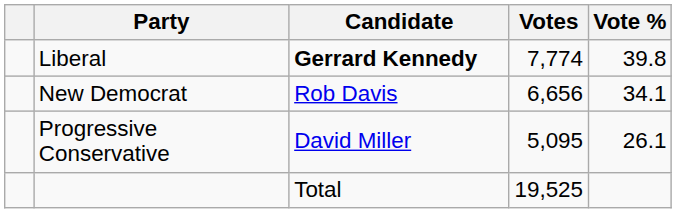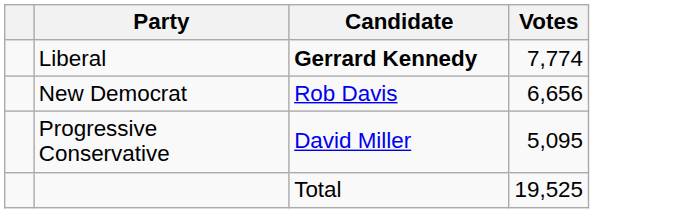- column: (630, 22)
